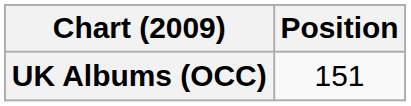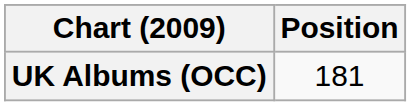(340, 75) 151 -> (340, 75) 181
